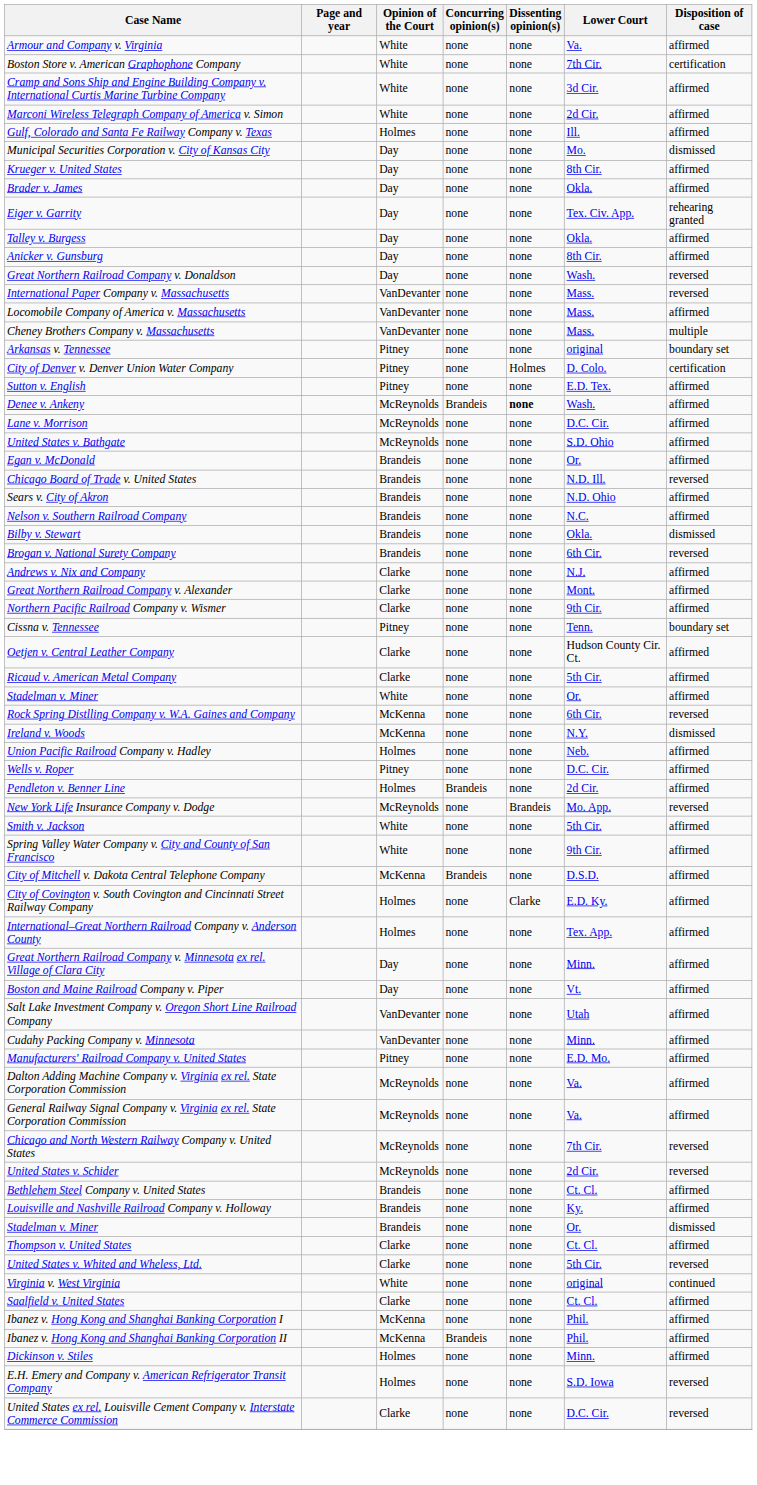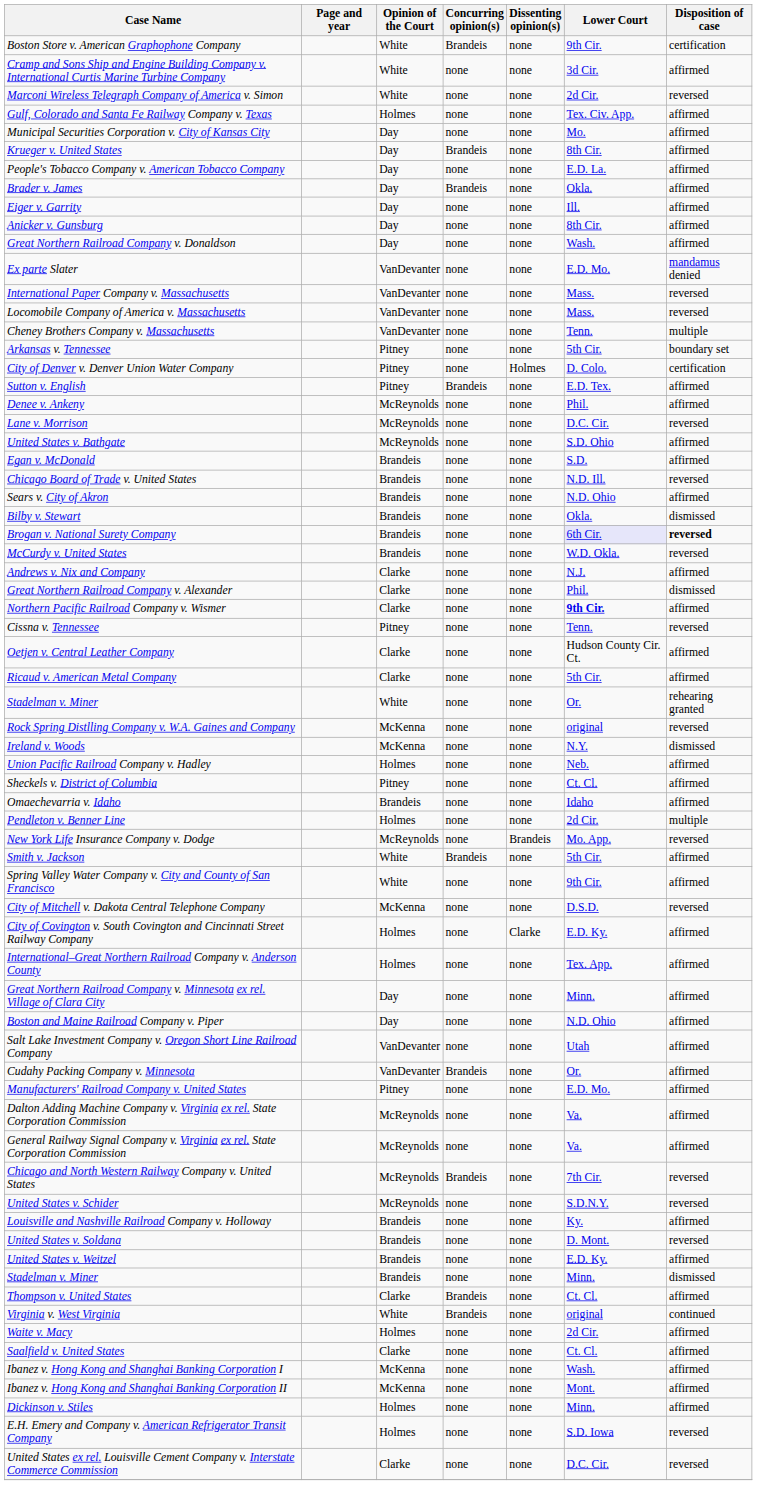- row: (85, 45)
(457, 63) none -> (466, 45) Brandeis
(584, 63) 7th Cir. -> (584, 45) 9th Cir.
(689, 114) affirmed -> (689, 95) reversed
(573, 132) Ill. -> (600, 114) Tex. Civ. App.
(692, 151) dismissed -> (689, 132) affirmed
(457, 169) none -> (466, 151) Brandeis
+ row: (146, 169)
(457, 188) none -> (466, 188) Brandeis
(600, 213) Tex. Civ. App. -> (573, 206) Ill.
(691, 213) rehearing granted -> (689, 206) affirmed
- row: (46, 238)
(689, 275) reversed -> (689, 243) affirmed
+ row: (42, 268)
(689, 312) affirmed -> (689, 312) reversed
(580, 331) Mass. -> (580, 331) Tenn.
(585, 349) original -> (584, 349) 5th Cir.
(457, 386) none -> (466, 386) Brandeis
(466, 405) Brandeis -> (457, 405) none
(521, 405) bold -> (521, 405) normal
(581, 405) Wash. -> (577, 405) Phil.
(689, 423) affirmed -> (689, 423) reversed
(574, 460) Or. -> (577, 460) S.D.
- row: (97, 516)
(584, 553) no background -> (584, 534) lavender background
(689, 553) normal -> (690, 534) bold
+ row: (67, 553)
(581, 590) Mont. -> (577, 590) Phil.
(689, 590) affirmed -> (692, 590) dismissed
(584, 608) normal -> (586, 608) bold
(699, 627) boundary set -> (689, 627) reversed
(689, 696) affirmed -> (691, 702) rehearing granted
(584, 714) 6th Cir. -> (585, 727) original
- row: (40, 770)
+ row: (82, 783)
+ row: (64, 801)
(466, 788) Brandeis -> (457, 820) none
(689, 788) affirmed -> (689, 820) multiple
(457, 825) none -> (466, 857) Brandeis
(466, 875) Brandeis -> (457, 907) none
(689, 875) affirmed -> (689, 907) reversed
(574, 989) Vt. -> (591, 1021) N.D. Ohio
(457, 1039) none -> (466, 1071) Brandeis
(581, 1039) Minn. -> (574, 1071) Or.
(457, 1146) none -> (466, 1178) Brandeis
(583, 1171) 2d Cir. -> (588, 1203) S.D.N.Y.
- row: (106, 1190)
+ row: (64, 1240)
+ row: (62, 1258)
(574, 1227) Or. -> (581, 1277) Minn.
(457, 1245) none -> (466, 1296) Brandeis
- row: (104, 1264)
(457, 1282) none -> (466, 1314) Brandeis
+ row: (40, 1333)
(577, 1319) Phil. -> (581, 1370) Wash.
(466, 1338) Brandeis -> (457, 1388) none
(577, 1338) Phil. -> (581, 1388) Mont.
